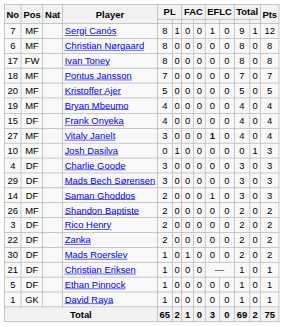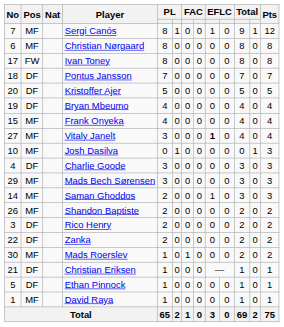(32, 76) MF -> (32, 76) DF
(32, 91) MF -> (32, 91) DF
(32, 106) MF -> (32, 106) DF
(32, 121) DF -> (32, 121) MF
(32, 180) DF -> (32, 180) MF
(32, 195) DF -> (32, 195) MF
(32, 255) DF -> (32, 255) MF
(32, 300) GK -> (32, 300) MF
